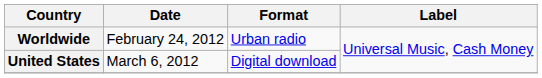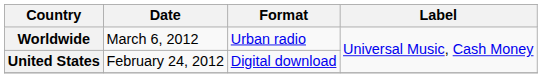(165, 38) February 24, 2012 -> (152, 38) March 6, 2012
(152, 61) March 6, 2012 -> (165, 61) February 24, 2012
